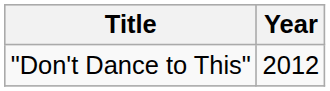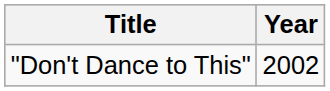(291, 65) 2012 -> (291, 65) 2002
